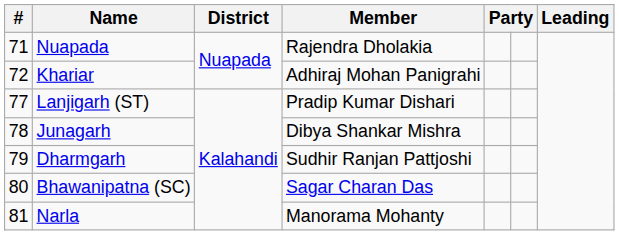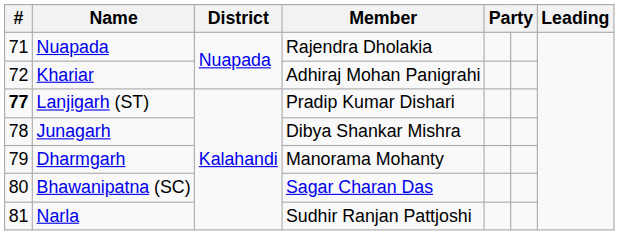(19, 103) normal -> (19, 103) bold
(379, 159) Sudhir Ranjan Pattjoshi -> (365, 159) Manorama Mohanty
(365, 215) Manorama Mohanty -> (379, 215) Sudhir Ranjan Pattjoshi
